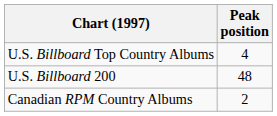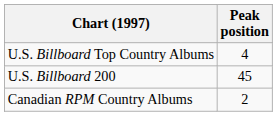(245, 76) 48 -> (245, 76) 45
